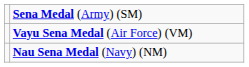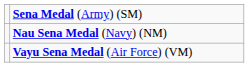rows swapped: (90, 52) <-> (103, 33)
